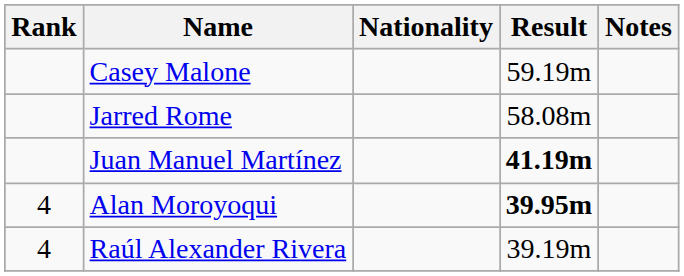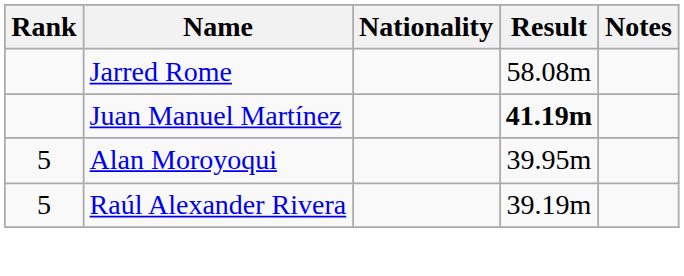- row: (170, 71)
(44, 204) 4 -> (44, 159) 5
(549, 204) bold -> (549, 159) normal
(44, 248) 4 -> (44, 204) 5
